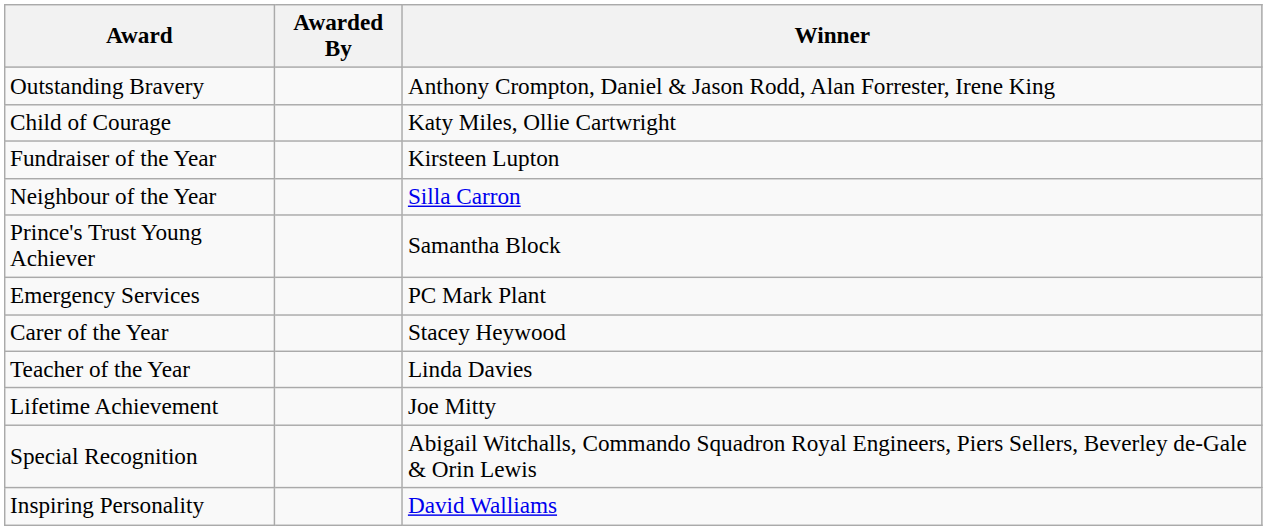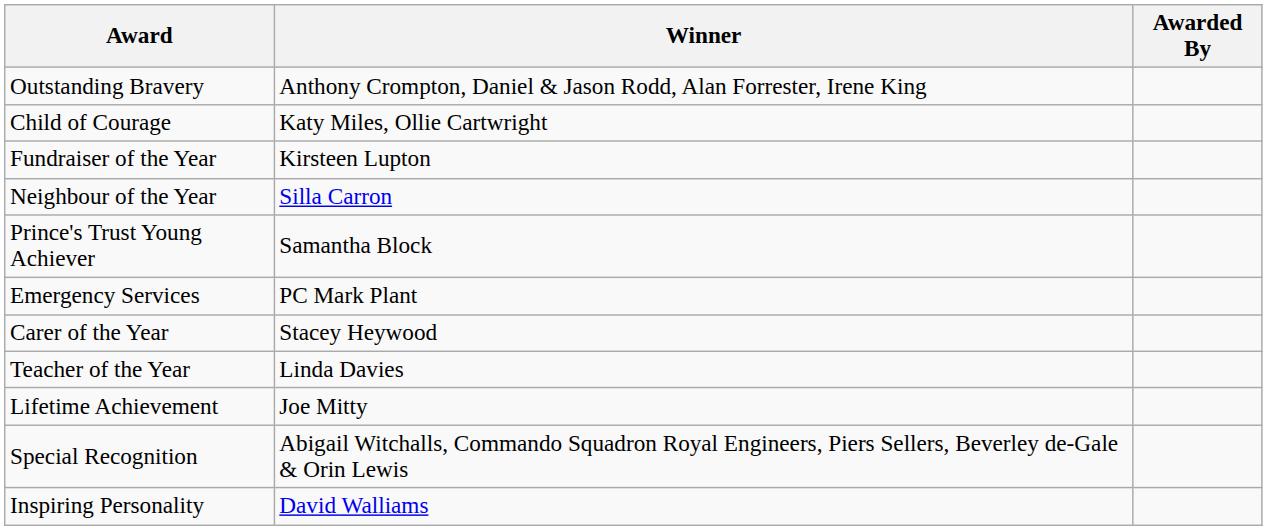columns swapped: (832, 35) <-> (338, 35)
